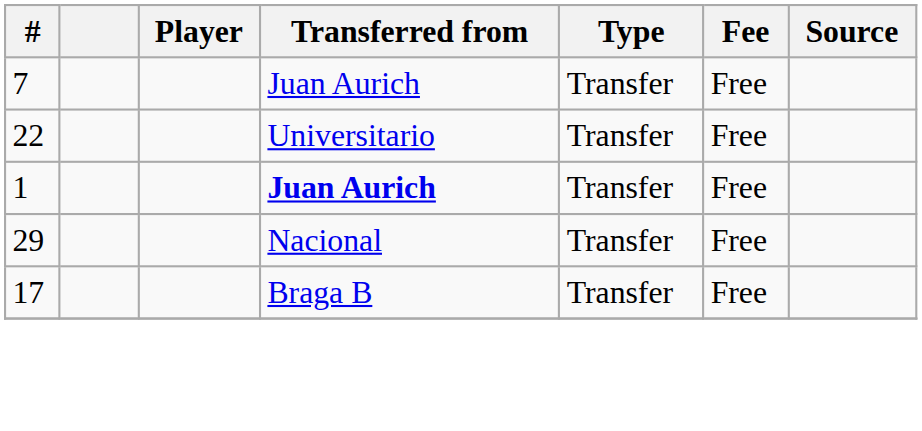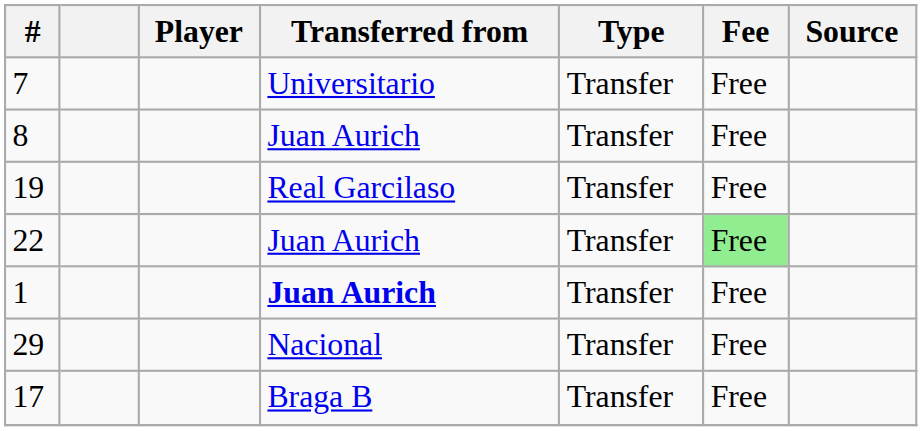(344, 83) Juan Aurich -> (351, 83) Universitario
+ row: (20, 135)
+ row: (28, 188)
(351, 135) Universitario -> (344, 240) Juan Aurich
(739, 135) no background -> (739, 240) lightgreen background
